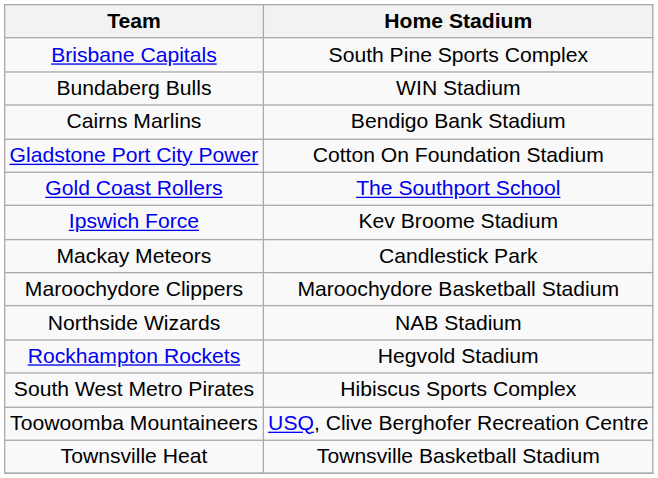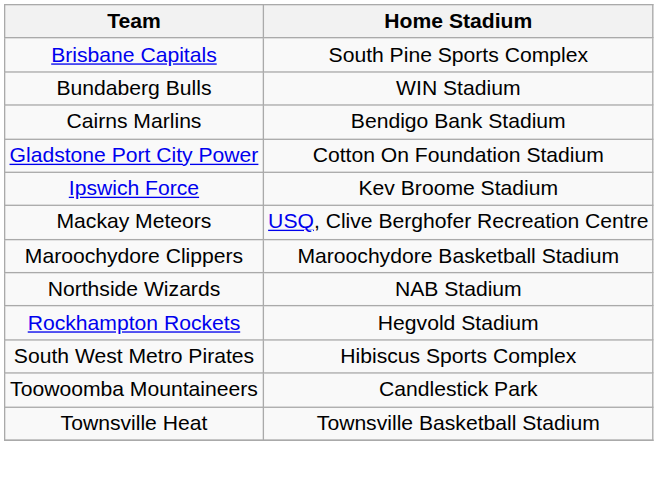- row: (134, 188)
(458, 255) Candlestick Park -> (458, 222) USQ, Clive Berghofer Recreation Centre
(458, 423) USQ, Clive Berghofer Recreation Centre -> (458, 389) Candlestick Park
